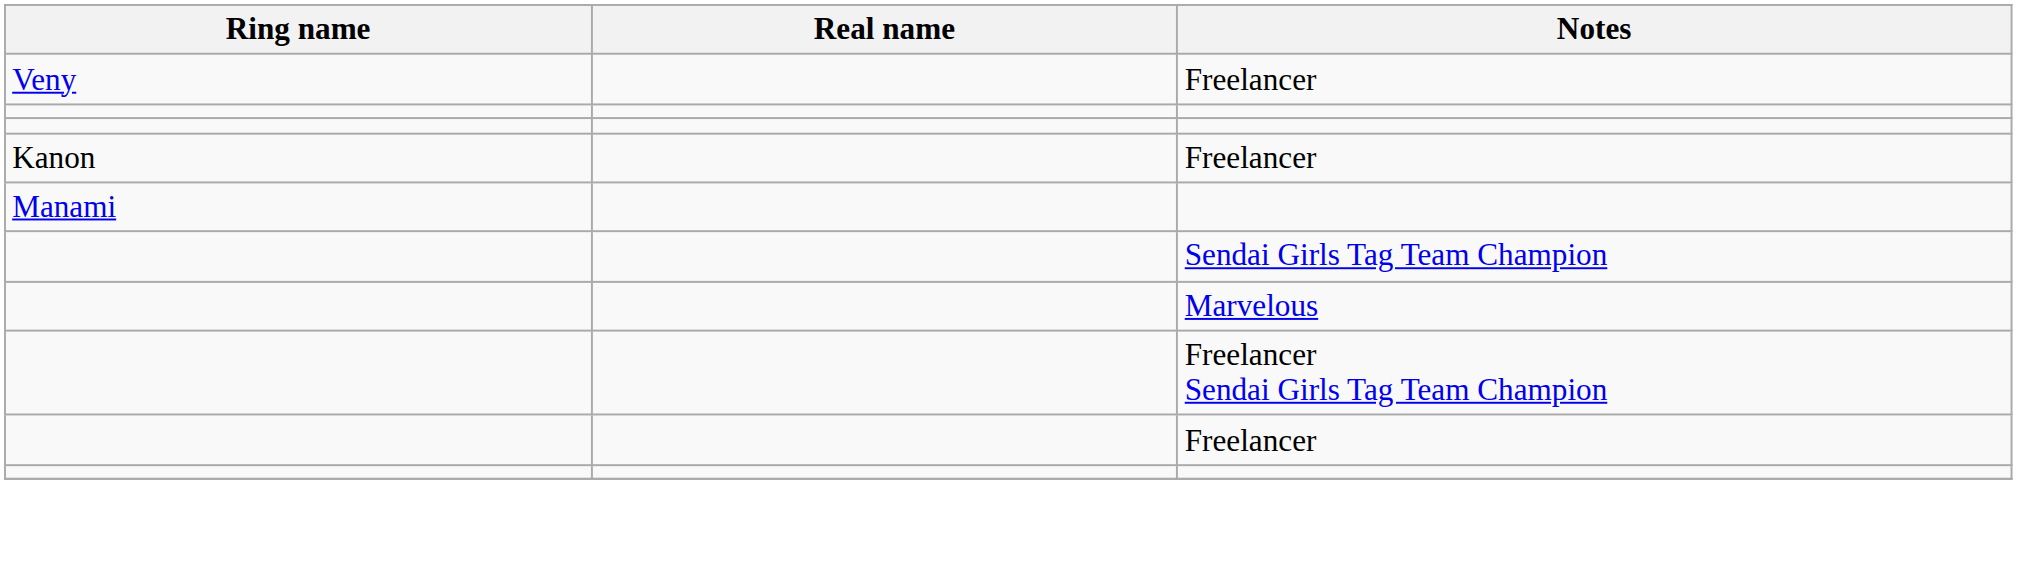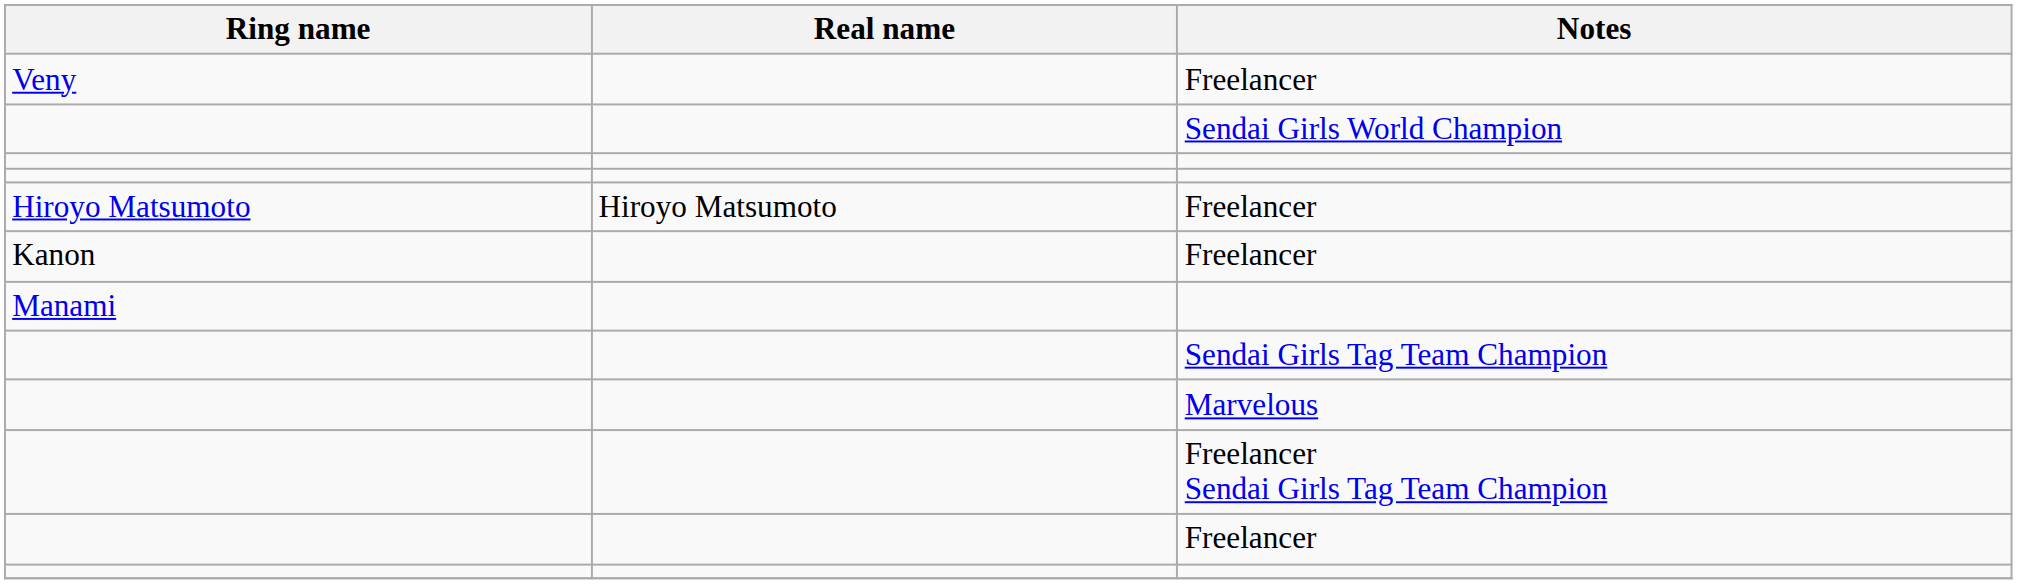+ row: (298, 129)
+ row: (131, 206)
